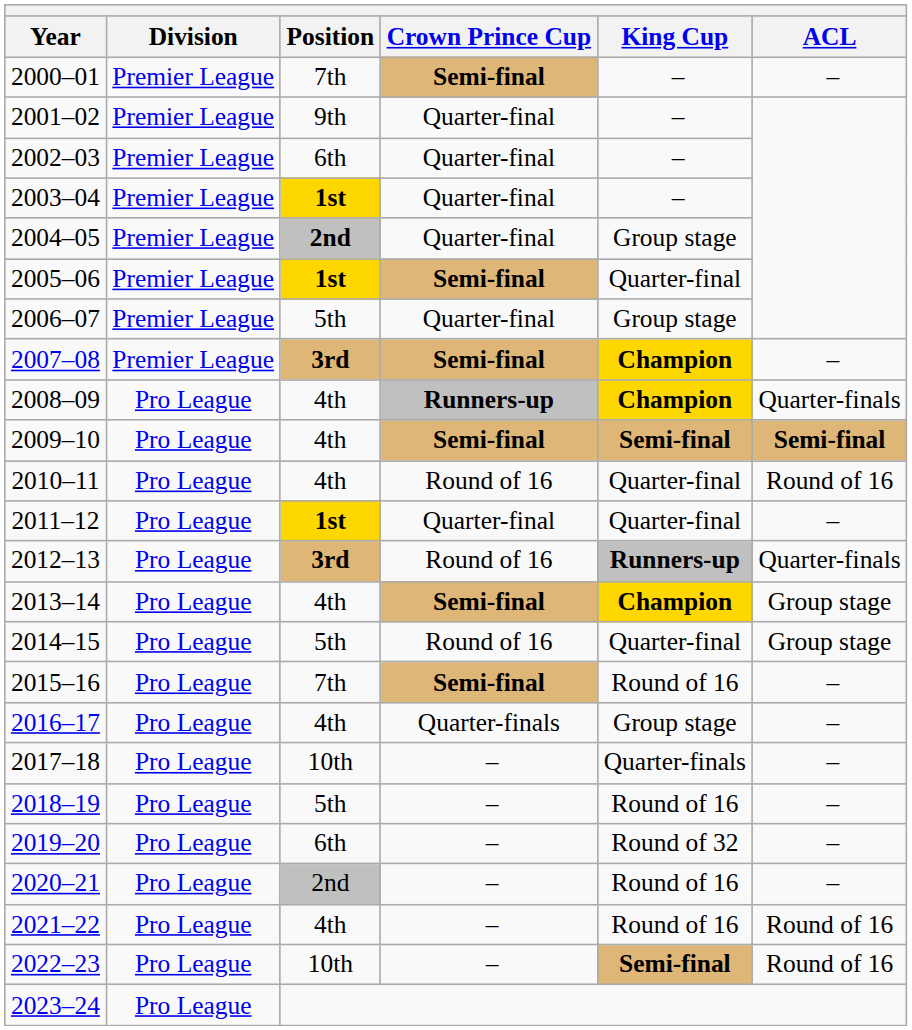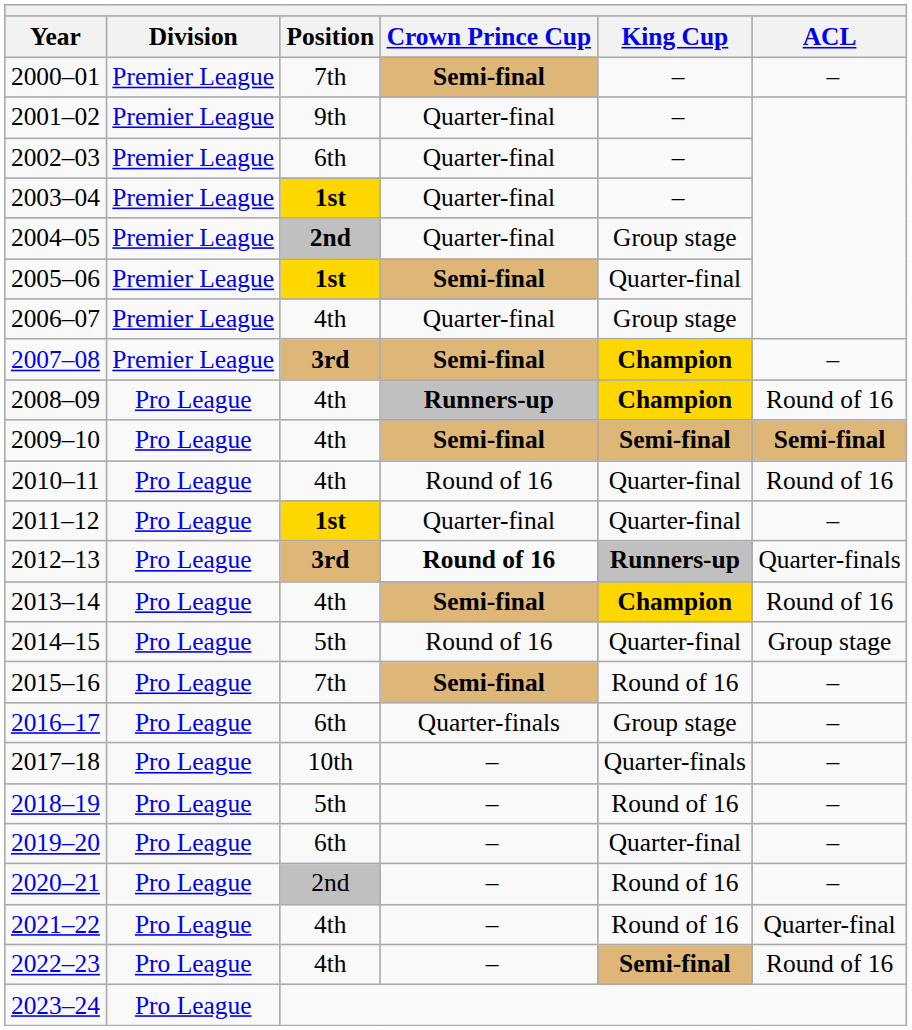(330, 318) 5th -> (330, 318) 4th
(830, 399) Quarter-finals -> (830, 399) Round of 16
(489, 560) normal -> (489, 560) bold
(830, 601) Group stage -> (830, 601) Round of 16
(330, 722) 4th -> (330, 722) 6th
(675, 843) Round of 32 -> (675, 843) Quarter-final
(830, 924) Round of 16 -> (830, 924) Quarter-final
(330, 964) 10th -> (330, 964) 4th
